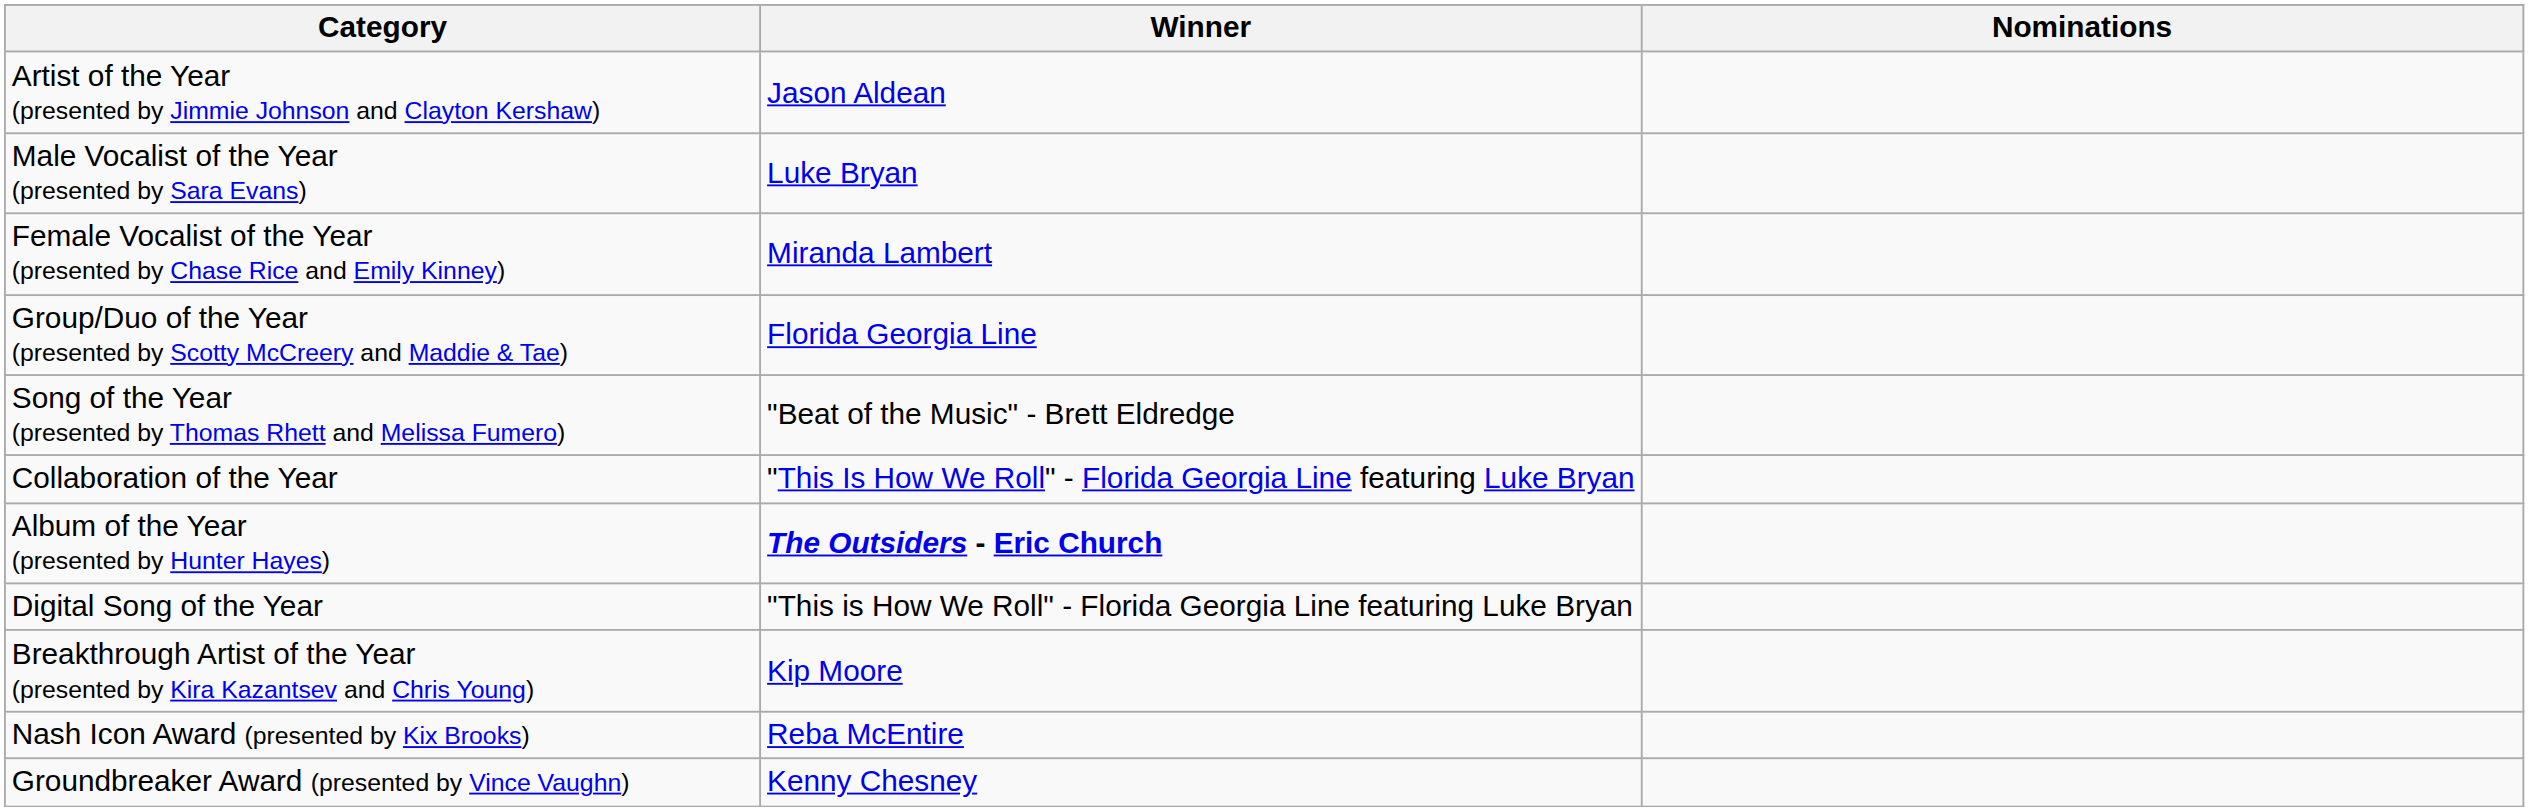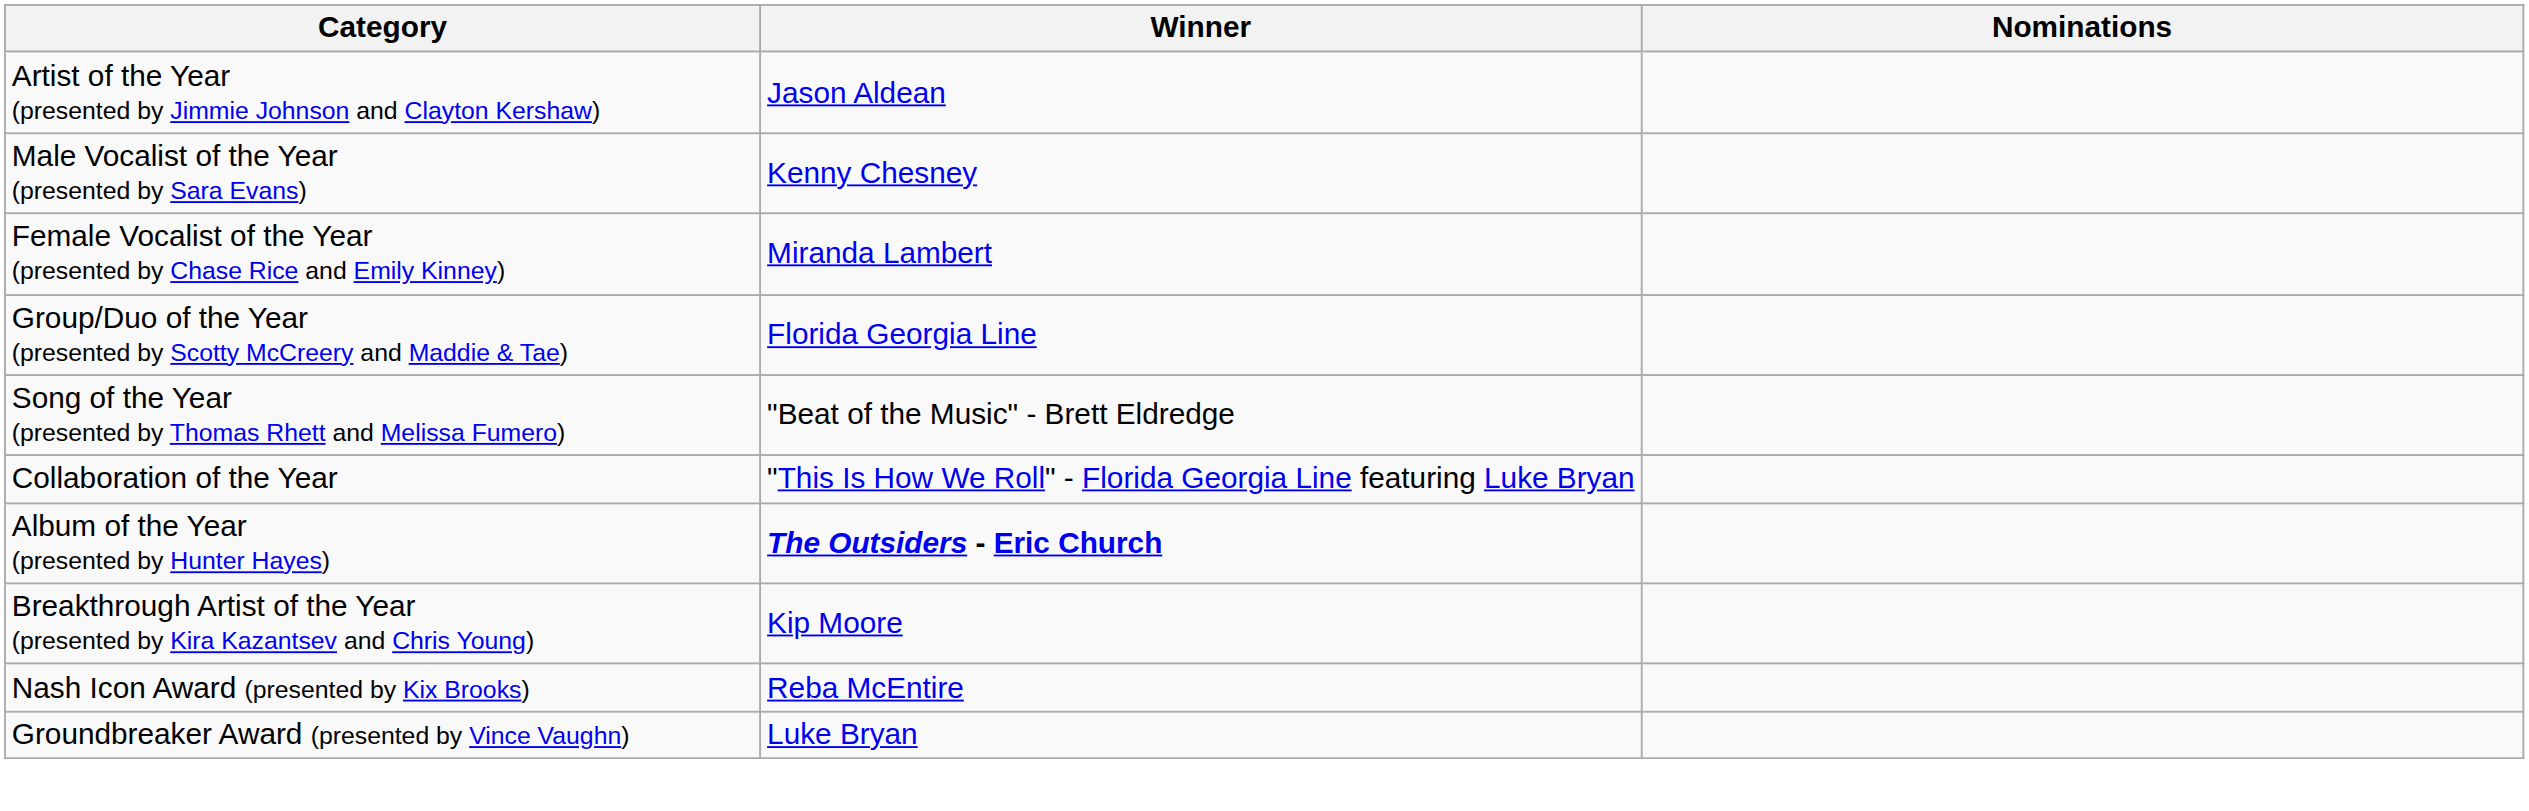(842, 172) Luke Bryan -> (872, 172) Kenny Chesney
- row: (167, 606)
(872, 781) Kenny Chesney -> (842, 734) Luke Bryan
